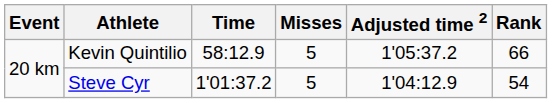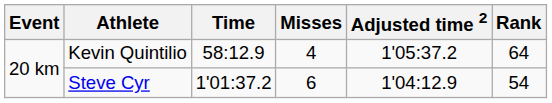(311, 54) 5 -> (311, 54) 4
(519, 54) 66 -> (519, 54) 64
(311, 83) 5 -> (311, 83) 6
